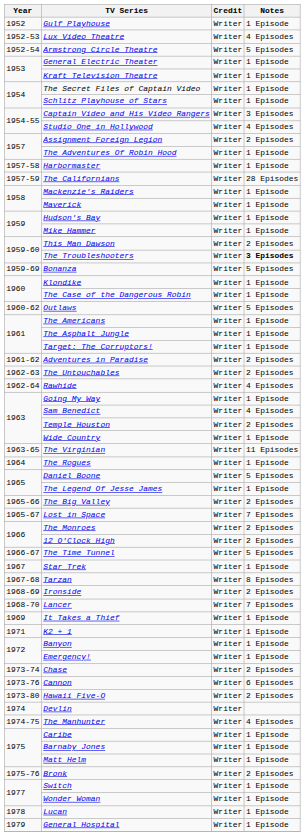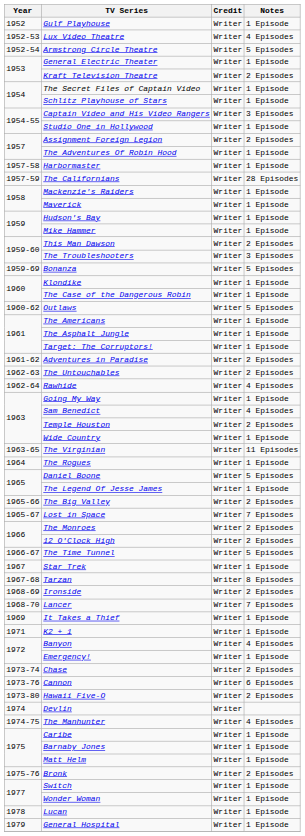(267, 75) 1 Episode -> (270, 75) 2 Episodes
(270, 127) 4 Episodes -> (267, 127) 1 Episode
(270, 256) bold -> (270, 256) normal
(267, 644) 1 Episode -> (270, 644) 4 Episodes
